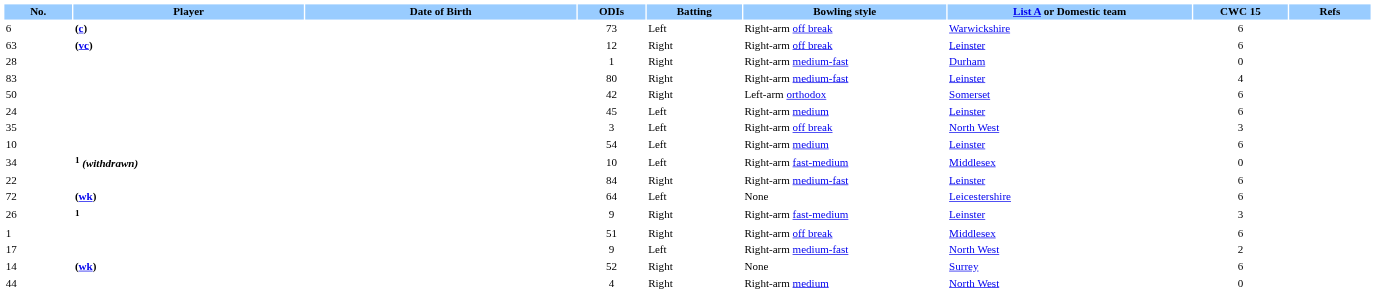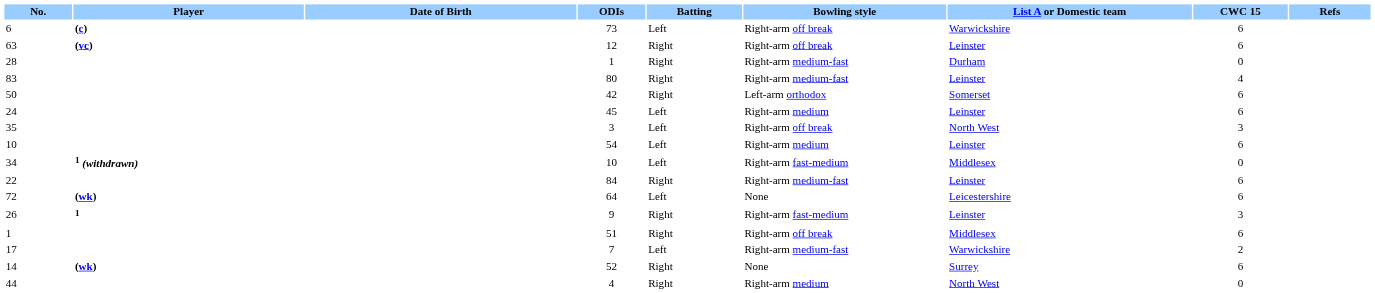(612, 249) 9 -> (612, 249) 7
(974, 249) North West -> (980, 249) Warwickshire
